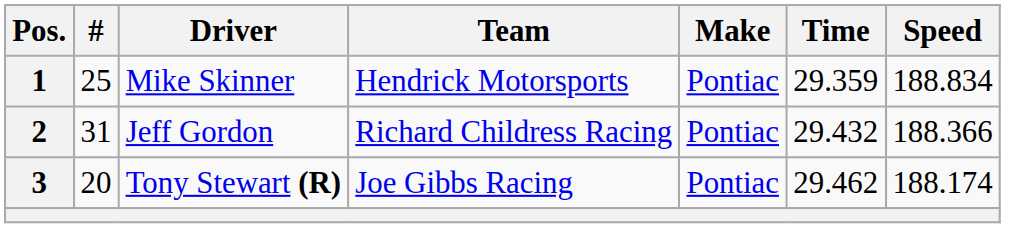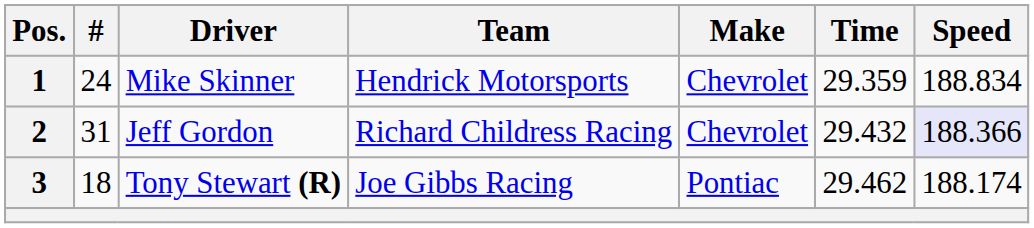(96, 81) 25 -> (96, 81) 24
(733, 81) Pontiac -> (747, 81) Chevrolet
(733, 131) Pontiac -> (747, 131) Chevrolet
(943, 131) no background -> (972, 131) lavender background
(96, 182) 20 -> (96, 182) 18
